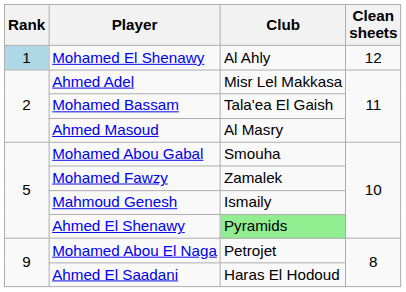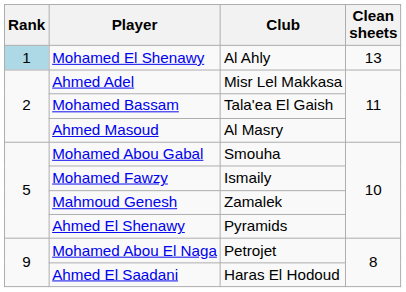(373, 57) 12 -> (373, 57) 13
(253, 178) Zamalek -> (248, 178) Ismaily
(248, 202) Ismaily -> (253, 202) Zamalek
(256, 226) lightgreen background -> (256, 226) no background
